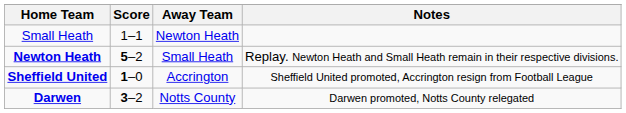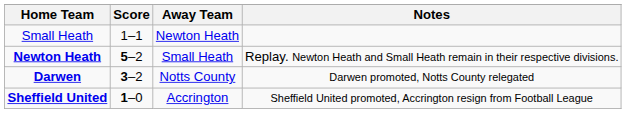rows swapped: (57, 98) <-> (57, 77)
